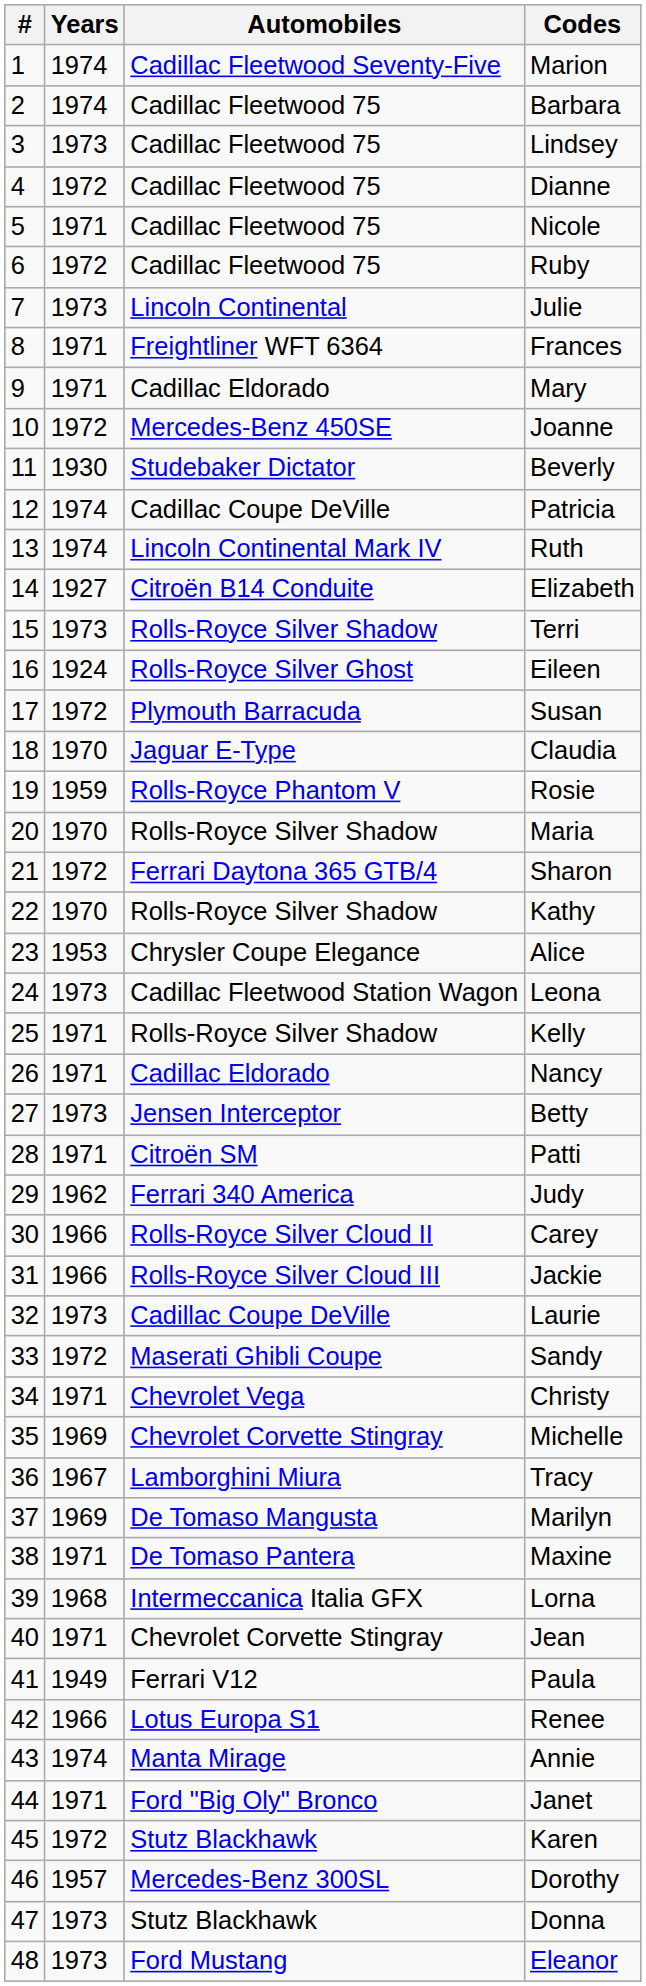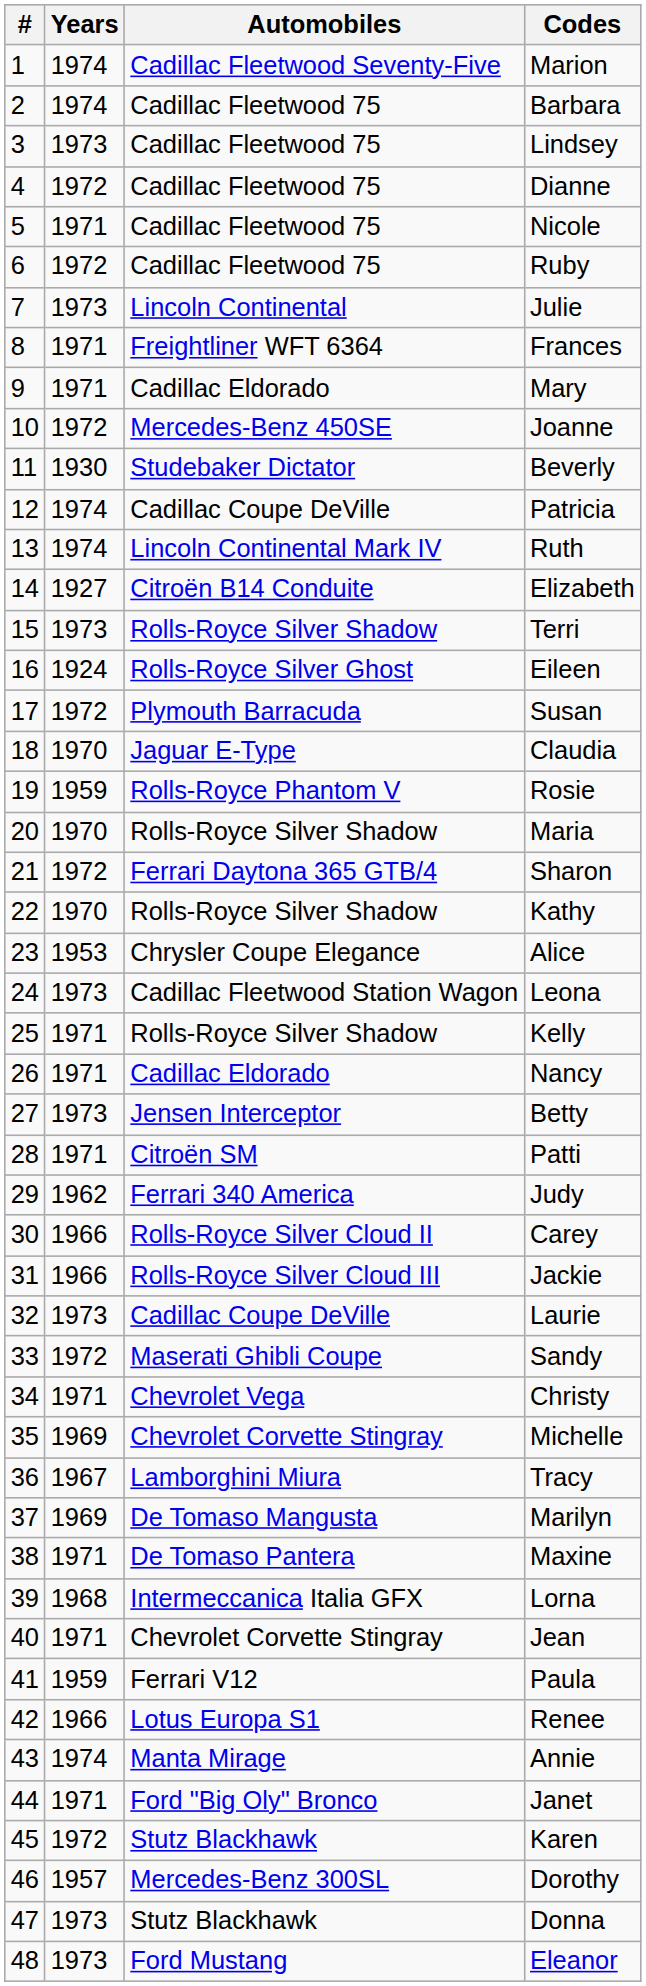(79, 1678) 1949 -> (79, 1678) 1959
